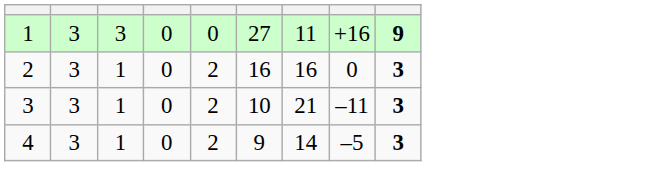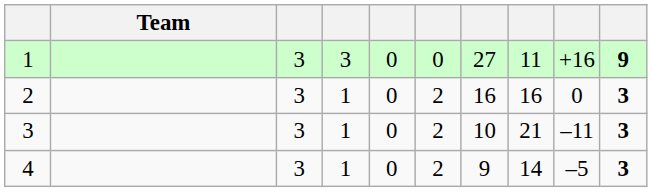+ column: (164, 22)
